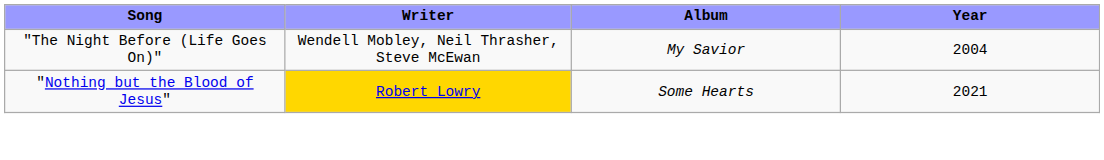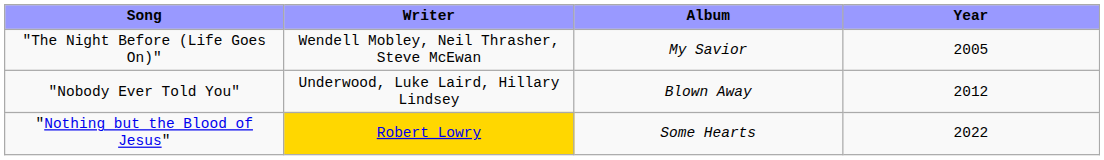(970, 50) 2004 -> (971, 50) 2005
+ row: (144, 92)
(970, 92) 2021 -> (971, 133) 2022
